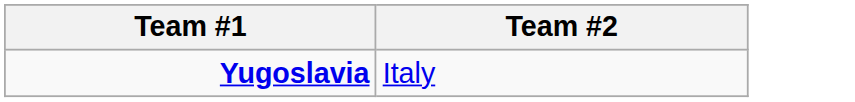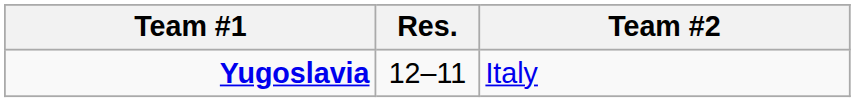+ column: (427, 27)
